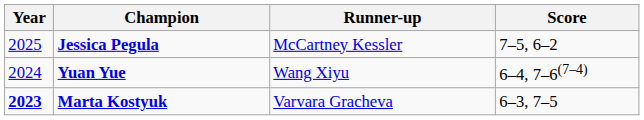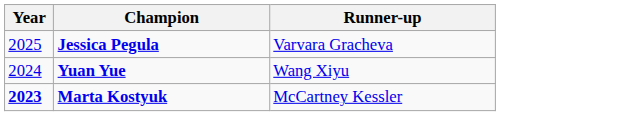- column: (567, 17)
(338, 44) McCartney Kessler -> (333, 44) Varvara Gracheva
(333, 101) Varvara Gracheva -> (338, 96) McCartney Kessler
